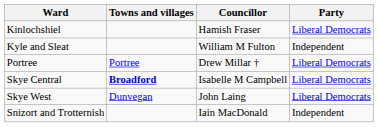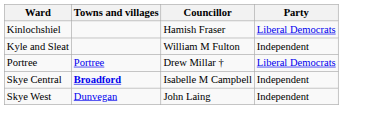(331, 79) Liberal Democrats -> (283, 79) Independent
(331, 96) Liberal Democrats -> (283, 96) Independent
- row: (55, 113)
